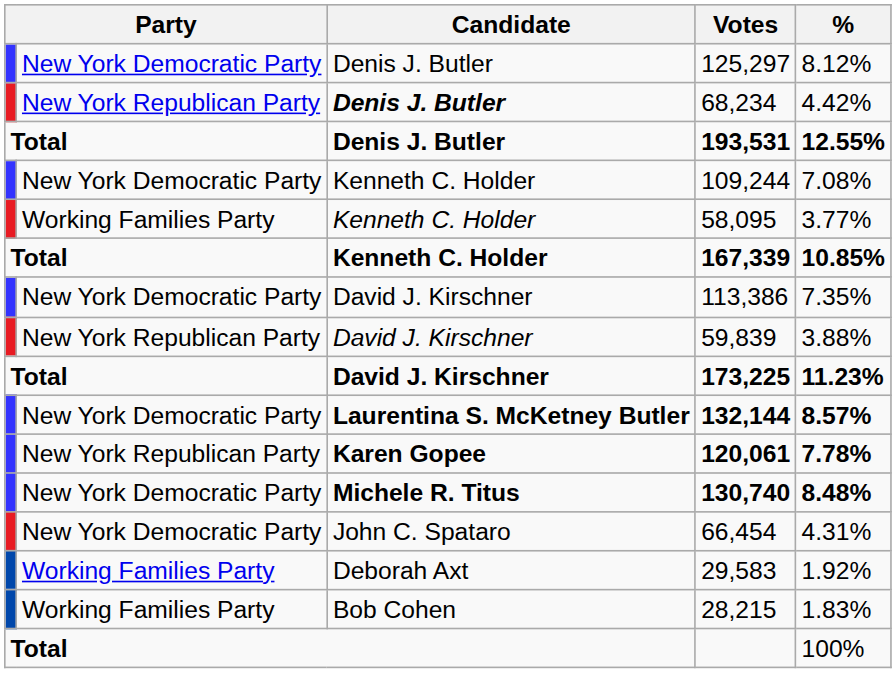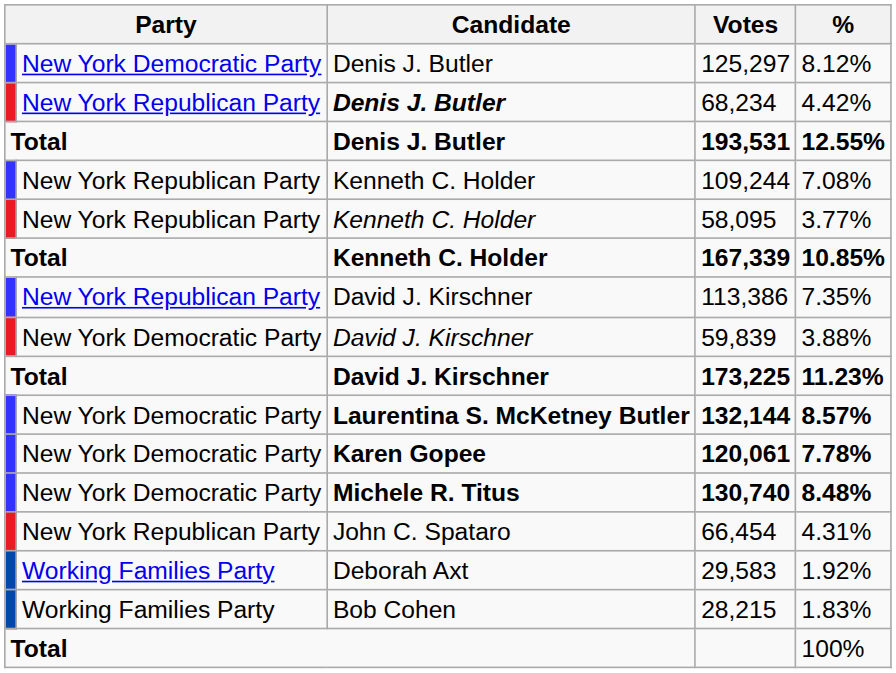(172, 180) New York Democratic Party -> (171, 180) New York Republican Party
(148, 219) Working Families Party -> (171, 219) New York Republican Party
(172, 297) New York Democratic Party -> (171, 297) New York Republican Party
(171, 336) New York Republican Party -> (172, 336) New York Democratic Party
(171, 453) New York Republican Party -> (172, 453) New York Democratic Party
(172, 531) New York Democratic Party -> (171, 531) New York Republican Party
